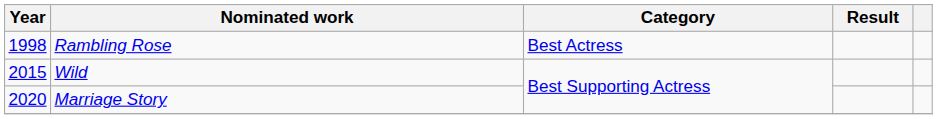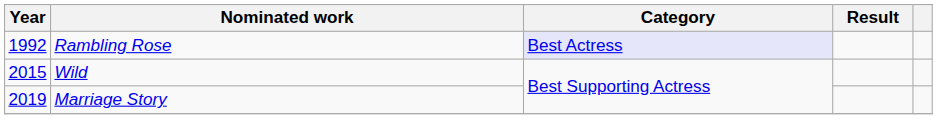(28, 45) 1998 -> (28, 45) 1992
(575, 45) no background -> (575, 45) lavender background
(28, 99) 2020 -> (28, 99) 2019
